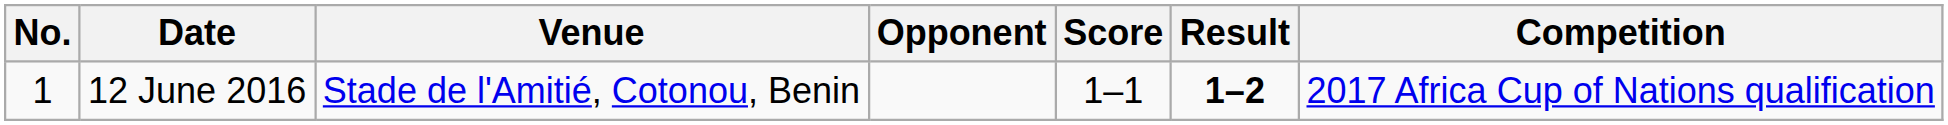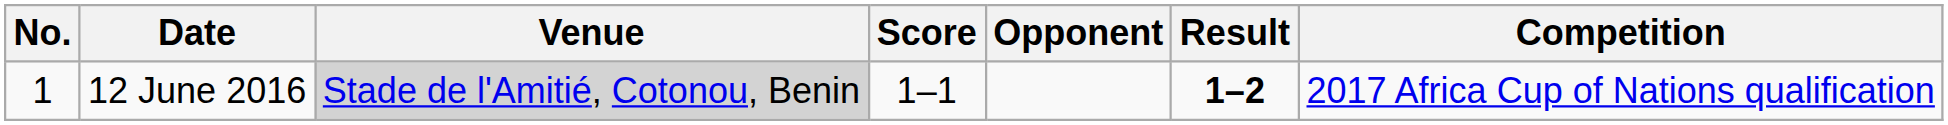columns swapped: (962, 33) <-> (1113, 33)
(591, 90) no background -> (591, 90) lightgrey background
